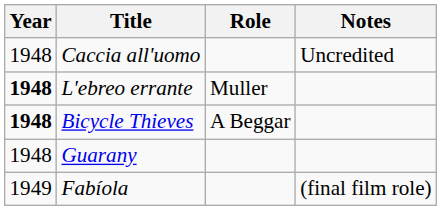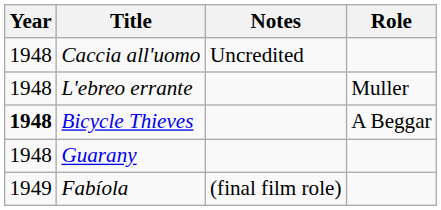columns swapped: (250, 21) <-> (366, 21)
(31, 88) bold -> (31, 88) normal
